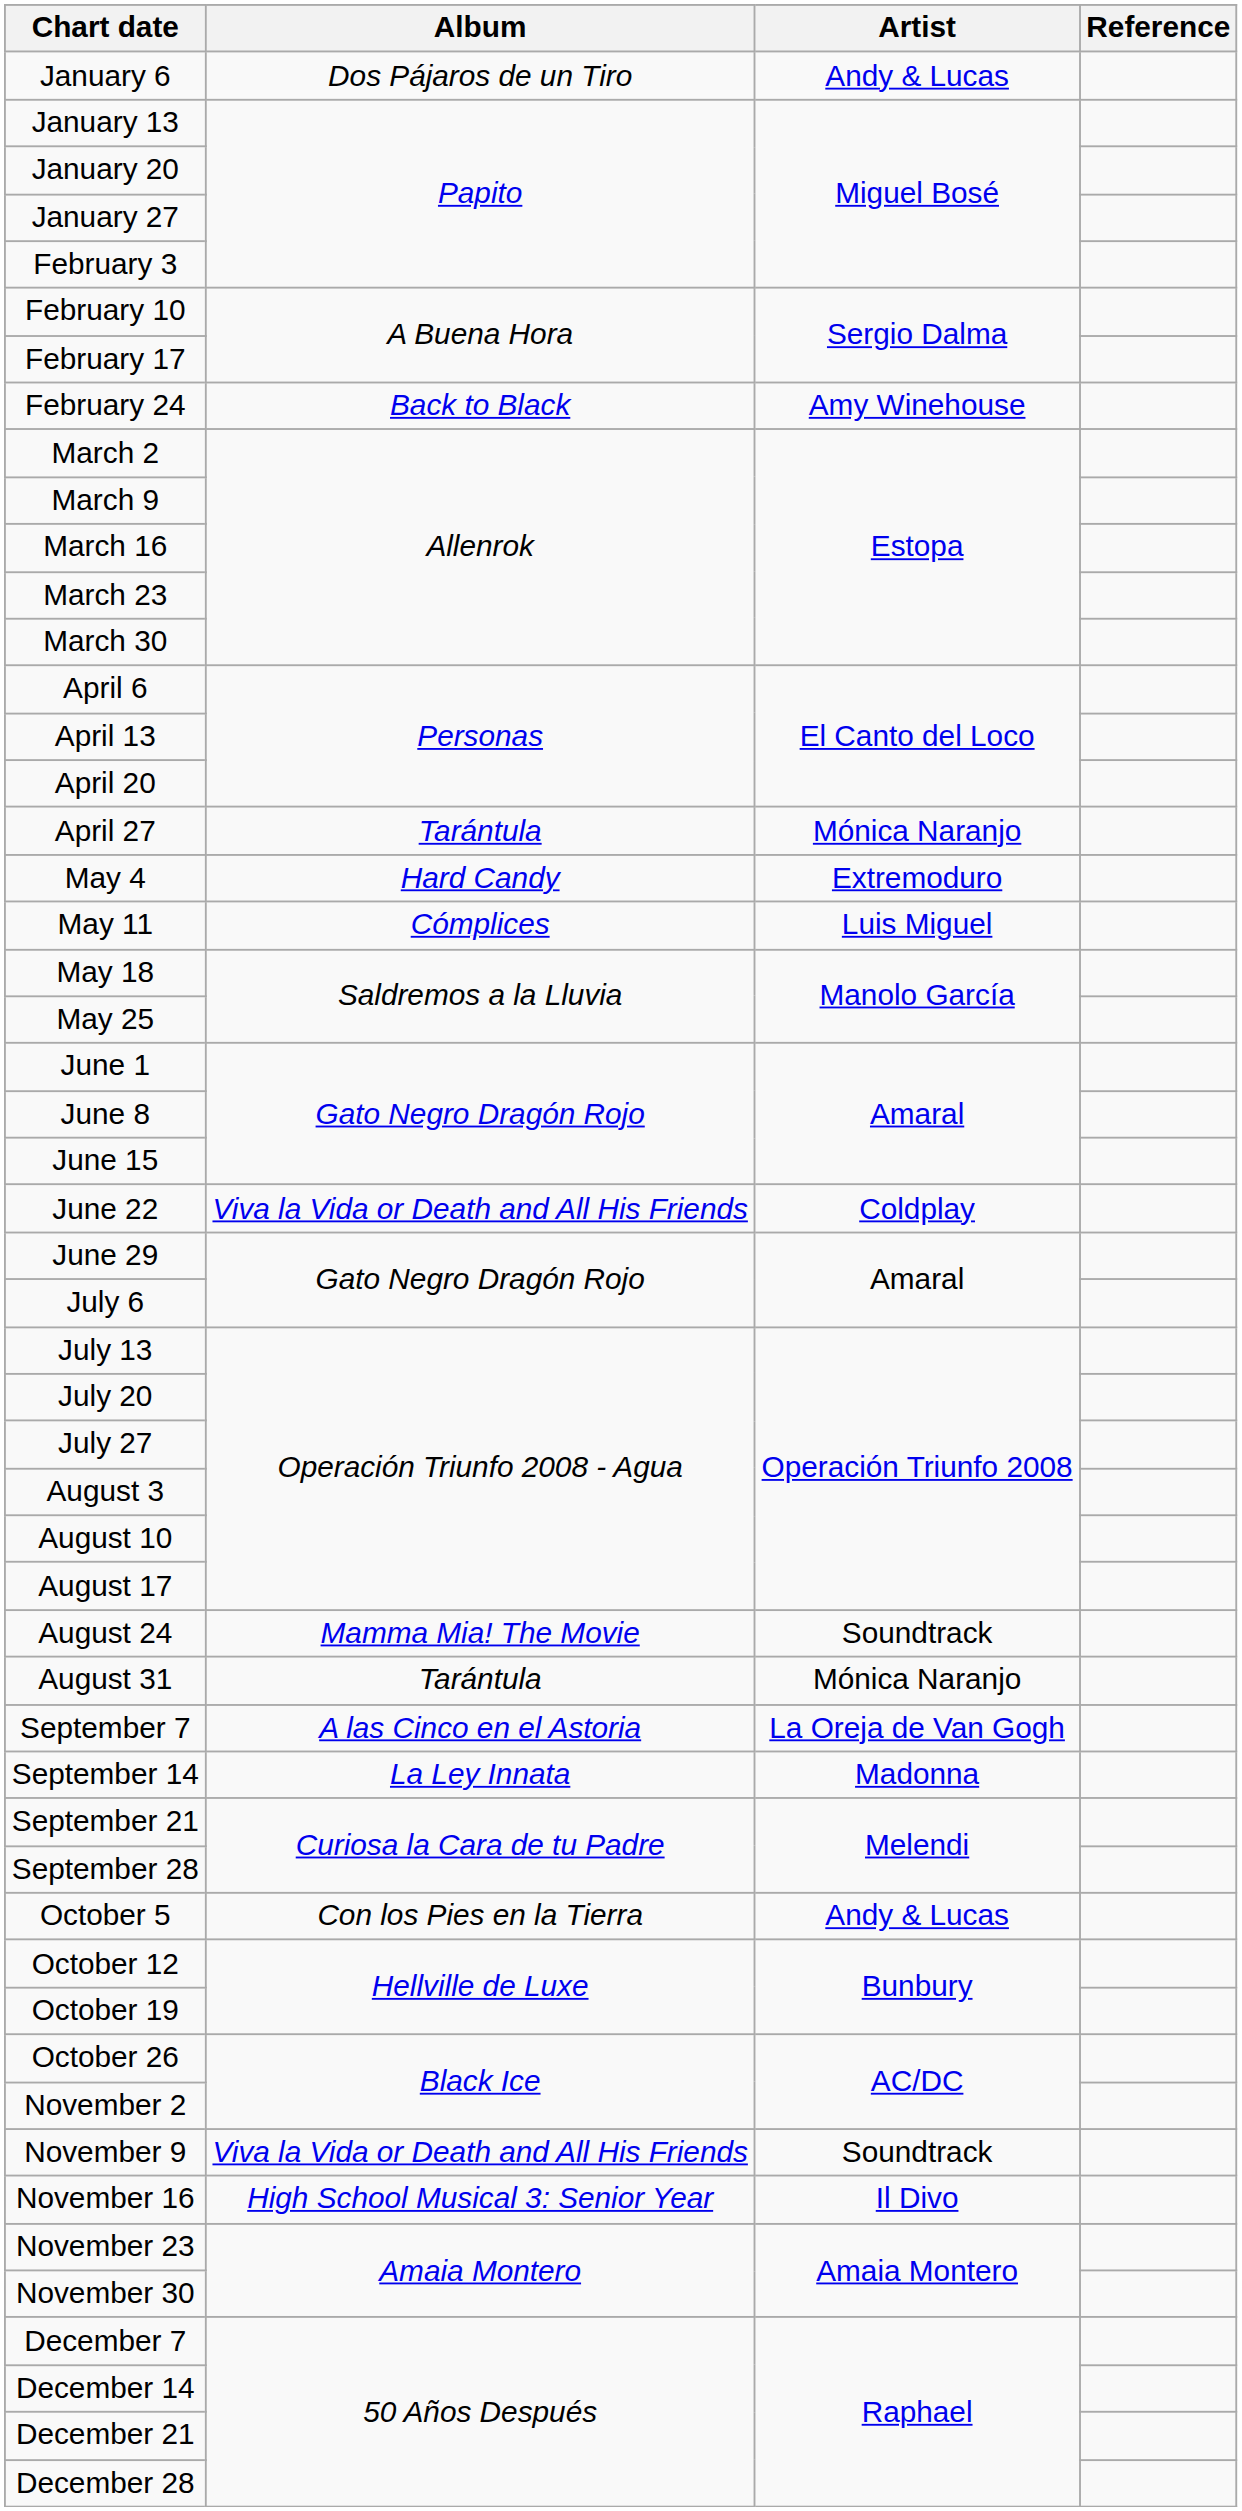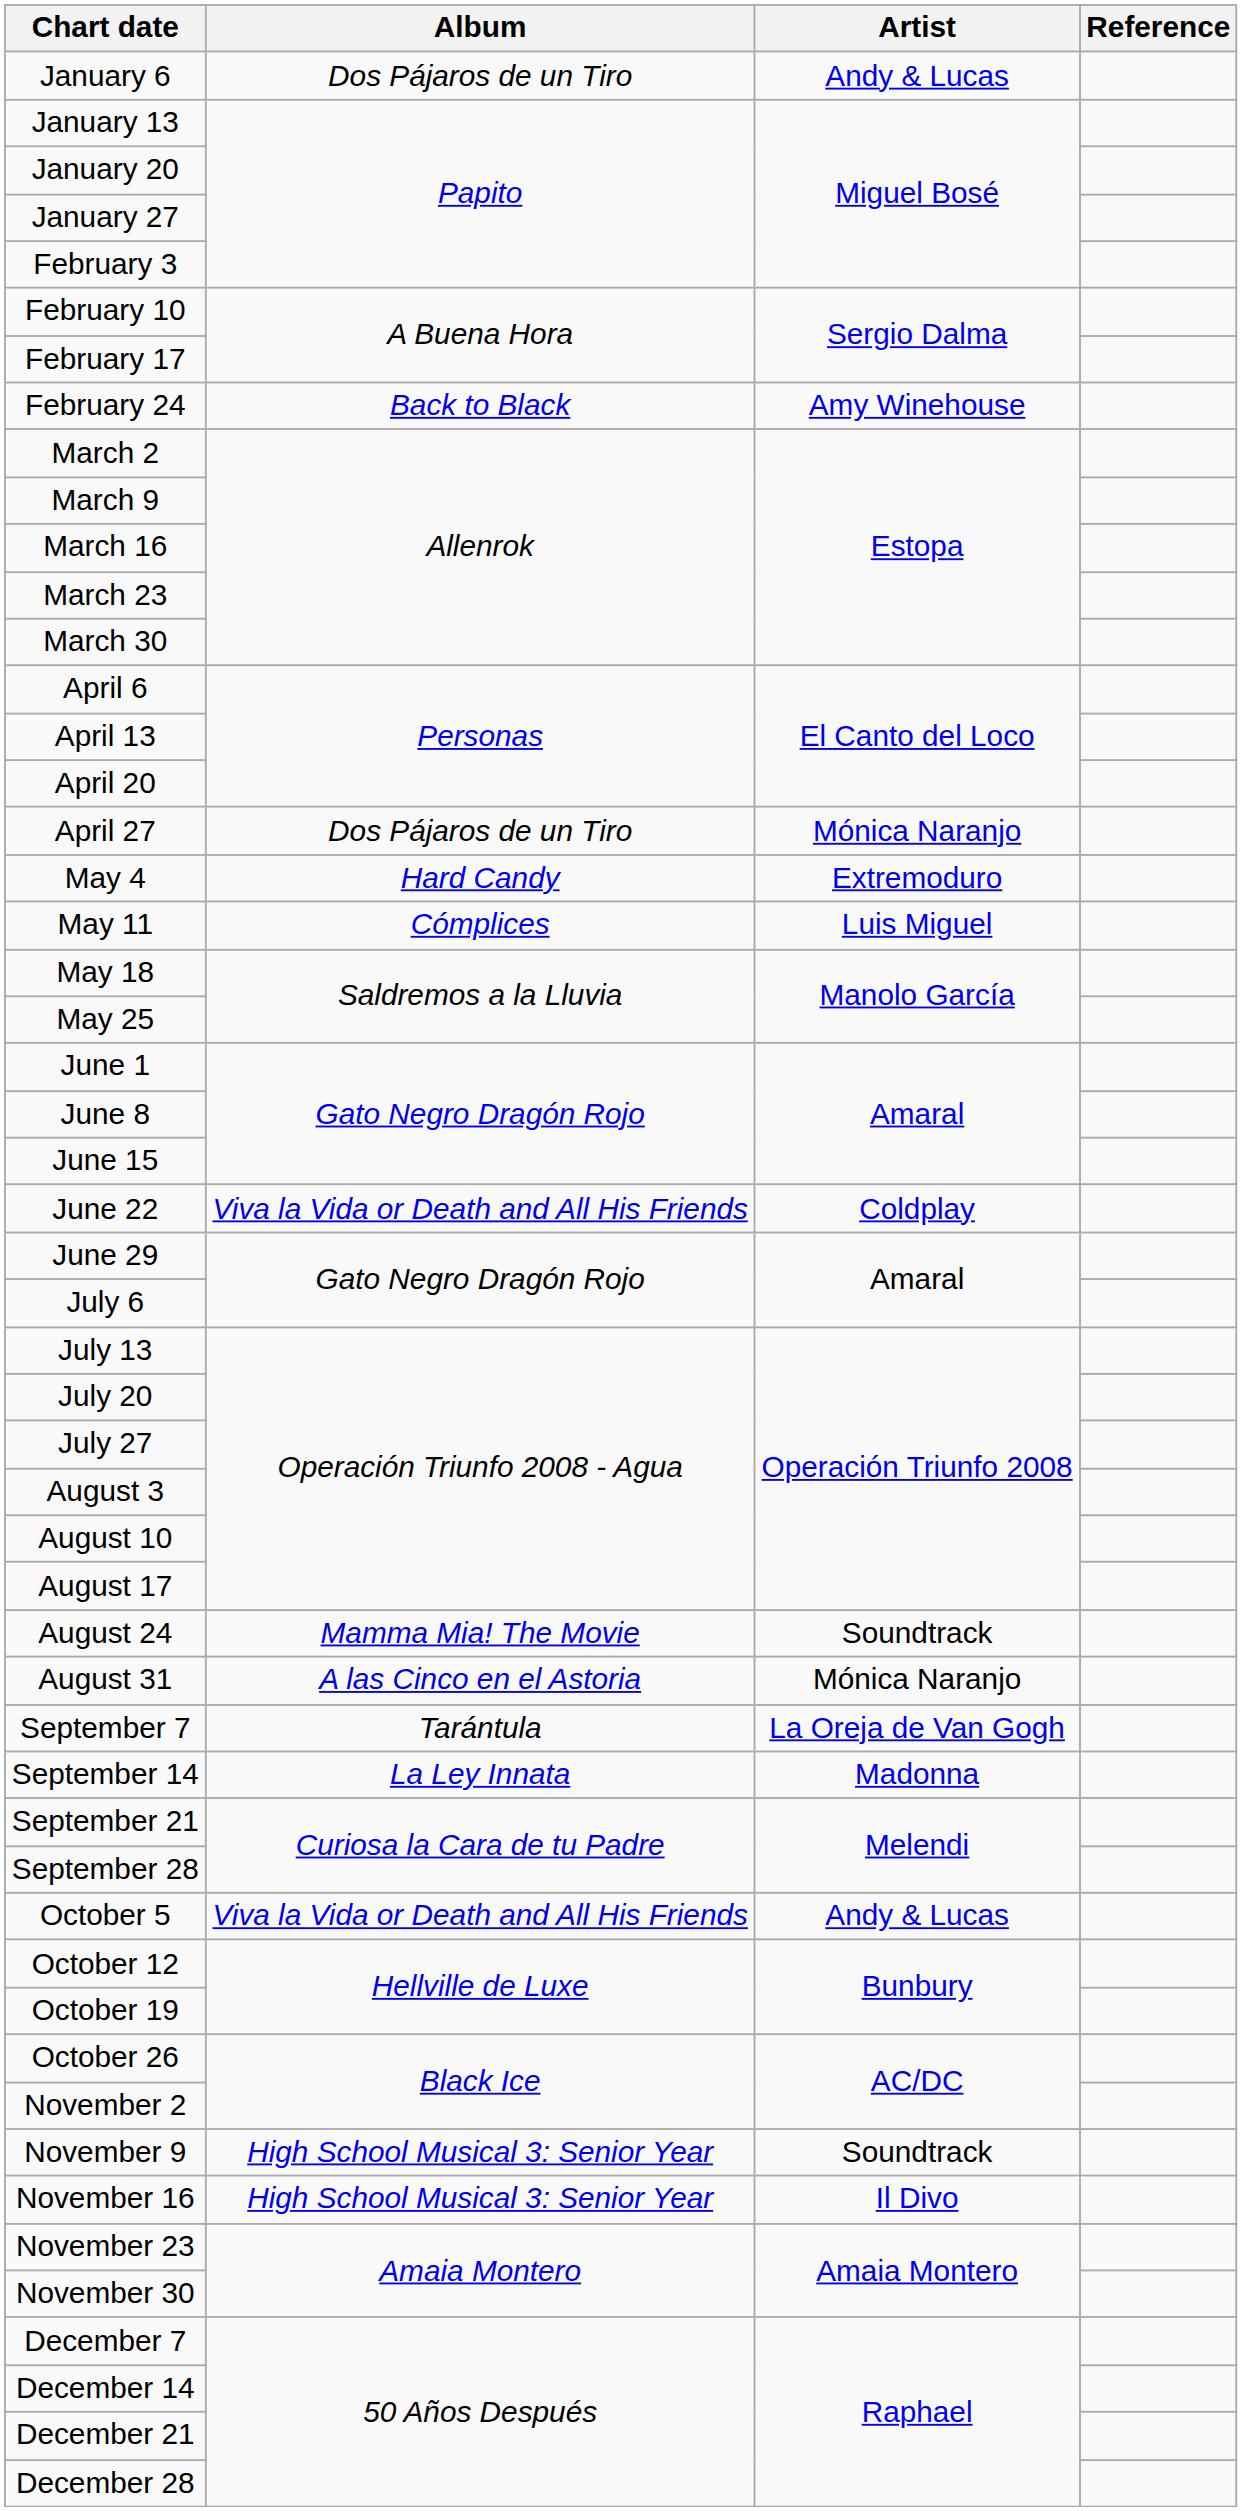(480, 830) Tarántula -> (480, 830) Dos Pájaros de un Tiro
(480, 1680) Tarántula -> (480, 1680) A las Cinco en el Astoria
(480, 1727) A las Cinco en el Astoria -> (480, 1727) Tarántula
(480, 1915) Con los Pies en la Tierra -> (480, 1915) Viva la Vida or Death and All His Friends
(480, 2151) Viva la Vida or Death and All His Friends -> (480, 2151) High School Musical 3: Senior Year
